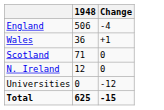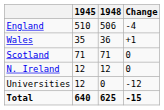+ column: (85, 12)
